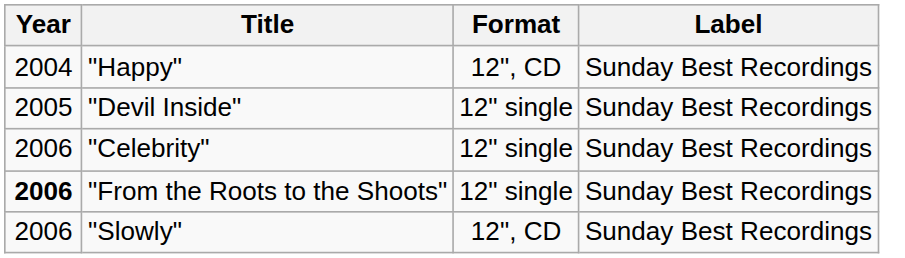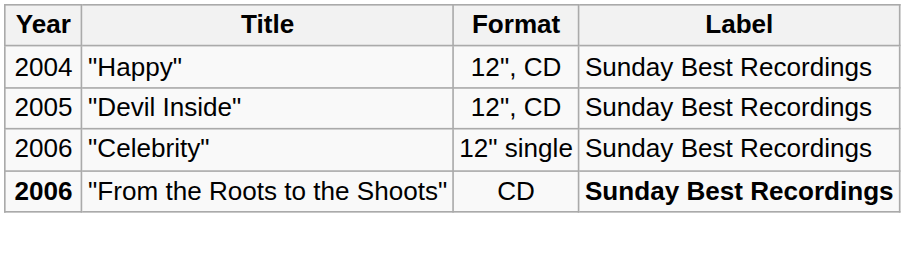(516, 107) 12" single -> (516, 107) 12", CD
(516, 190) 12" single -> (516, 190) CD
(728, 190) normal -> (739, 190) bold
- row: (135, 231)
